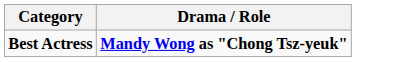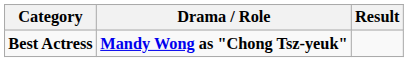+ column: (377, 17)
